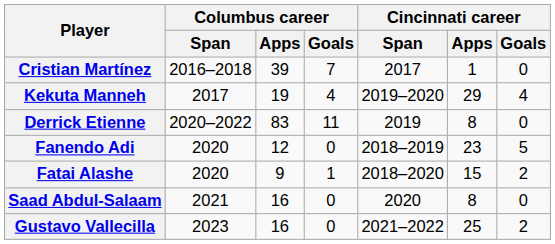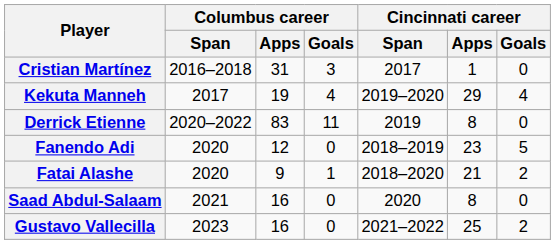(280, 69) 39 -> (280, 69) 31
(331, 69) 7 -> (331, 69) 3
(472, 174) 15 -> (472, 174) 21
